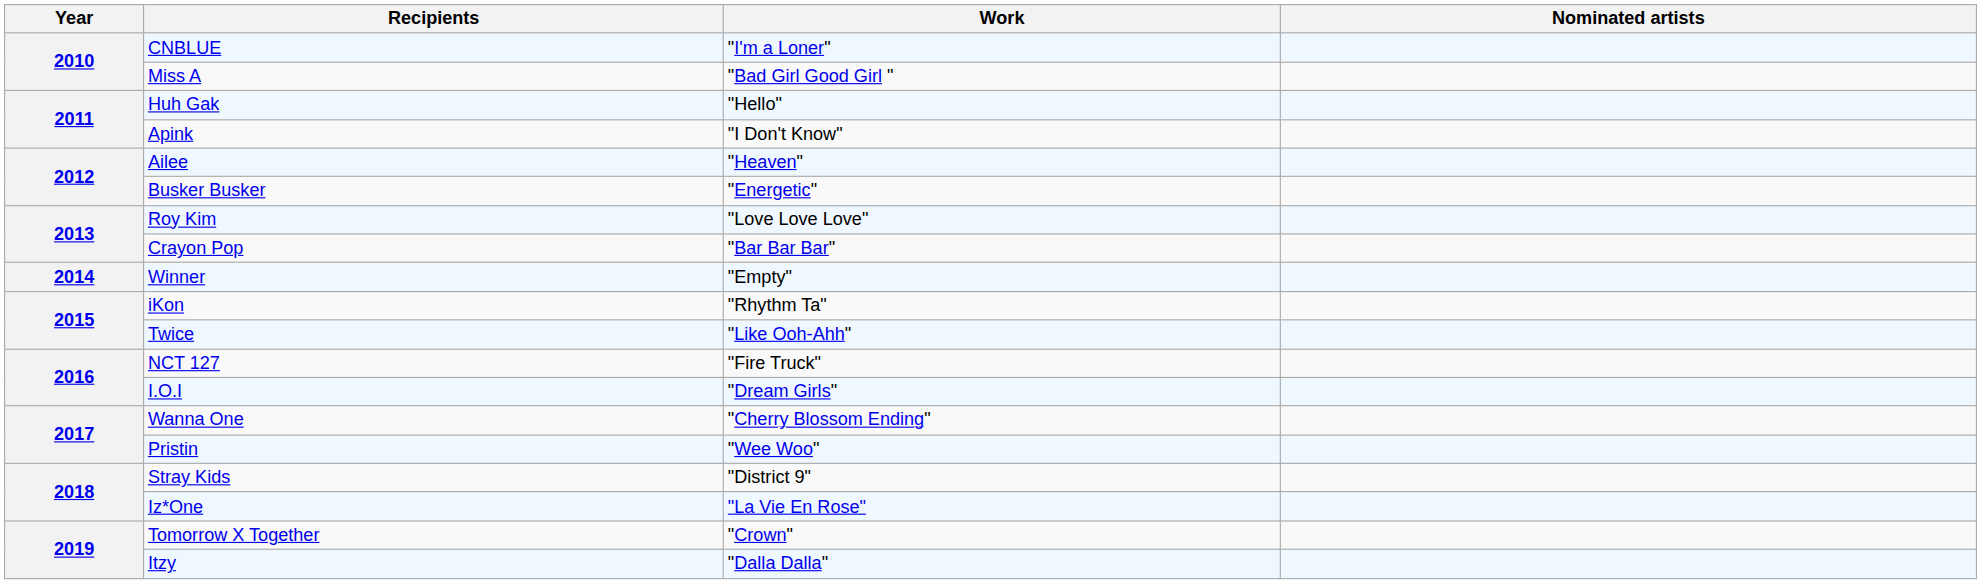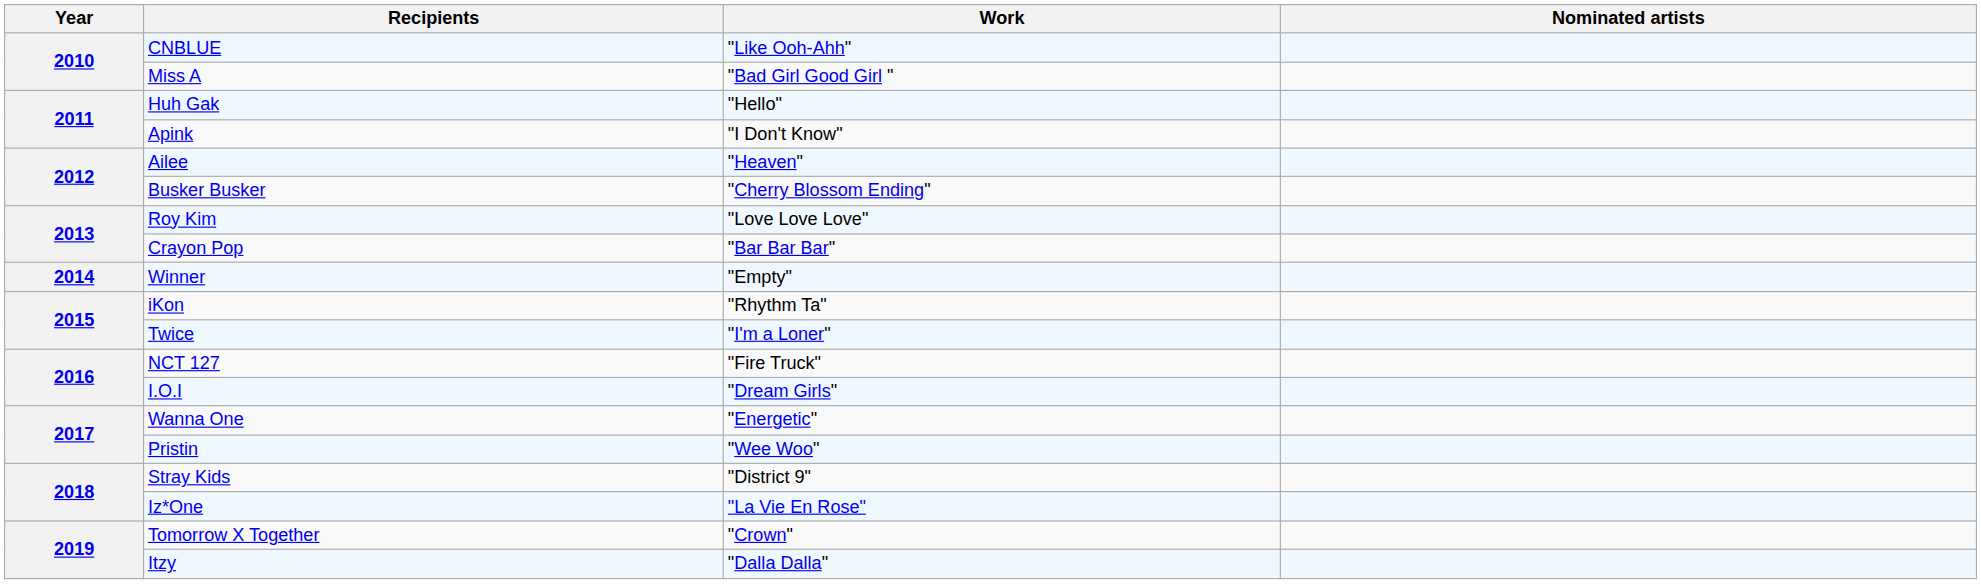(779, 47) "I'm a Loner" -> (790, 47) "Like Ooh-Ahh"
(772, 190) "Energetic" -> (829, 190) "Cherry Blossom Ending"
(790, 334) "Like Ooh-Ahh" -> (779, 334) "I'm a Loner"
(829, 420) "Cherry Blossom Ending" -> (772, 420) "Energetic"
